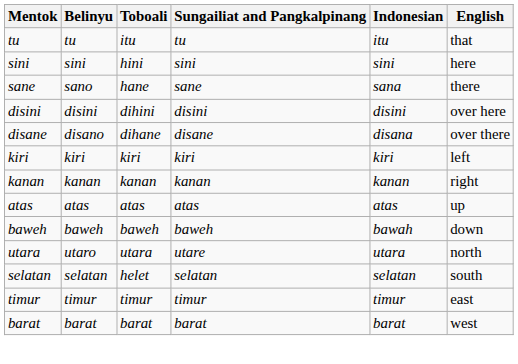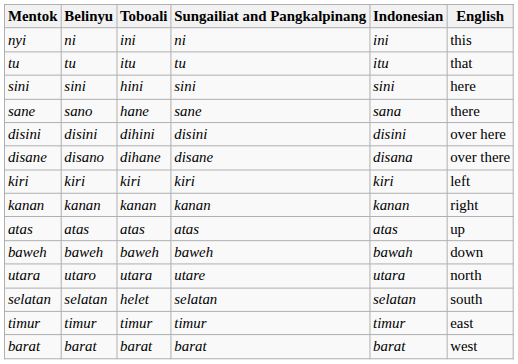+ row: (17, 39)
